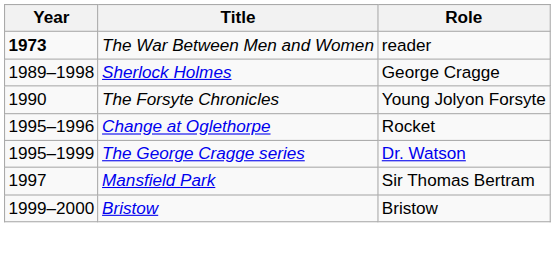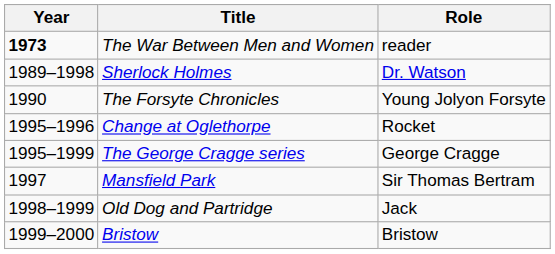(441, 72) George Cragge -> (424, 72) Dr. Watson
(424, 153) Dr. Watson -> (441, 153) George Cragge
+ row: (187, 208)
